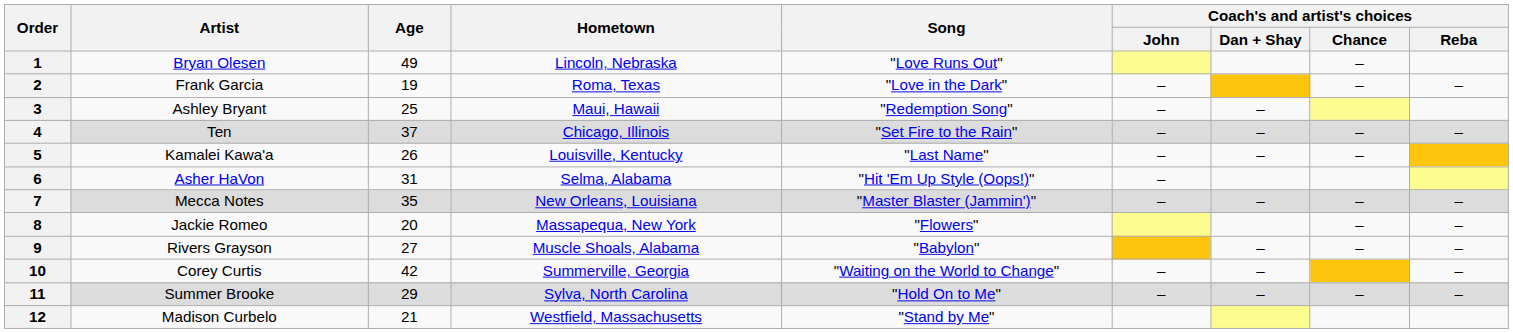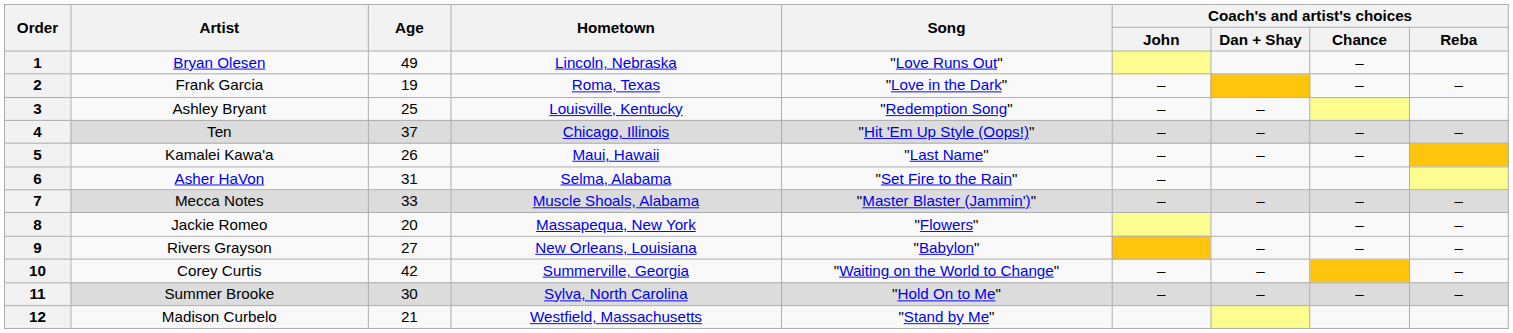(616, 109) Maui, Hawaii -> (616, 109) Louisville, Kentucky
(946, 132) "Set Fire to the Rain" -> (946, 132) "Hit 'Em Up Style (Oops!)"
(616, 155) Louisville, Kentucky -> (616, 155) Maui, Hawaii
(946, 178) "Hit 'Em Up Style (Oops!)" -> (946, 178) "Set Fire to the Rain"
(409, 201) 35 -> (409, 201) 33
(616, 201) New Orleans, Louisiana -> (616, 201) Muscle Shoals, Alabama
(616, 248) Muscle Shoals, Alabama -> (616, 248) New Orleans, Louisiana
(409, 294) 29 -> (409, 294) 30
